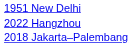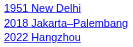rows swapped: (66, 38) <-> (42, 23)
